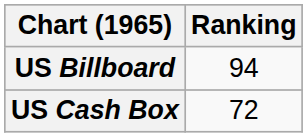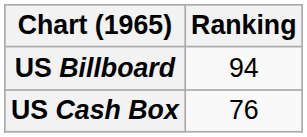(244, 110) 72 -> (244, 110) 76
